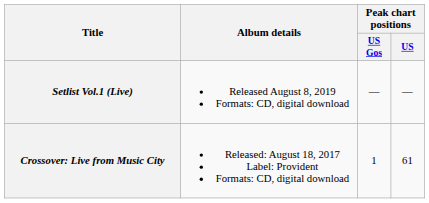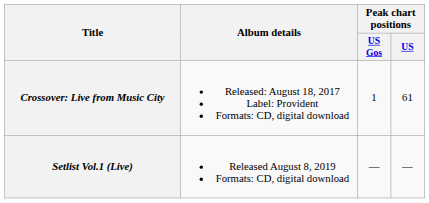rows swapped: (93, 160) <-> (93, 92)
